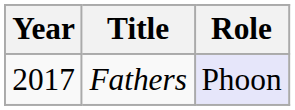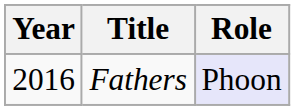(44, 79) 2017 -> (44, 79) 2016
